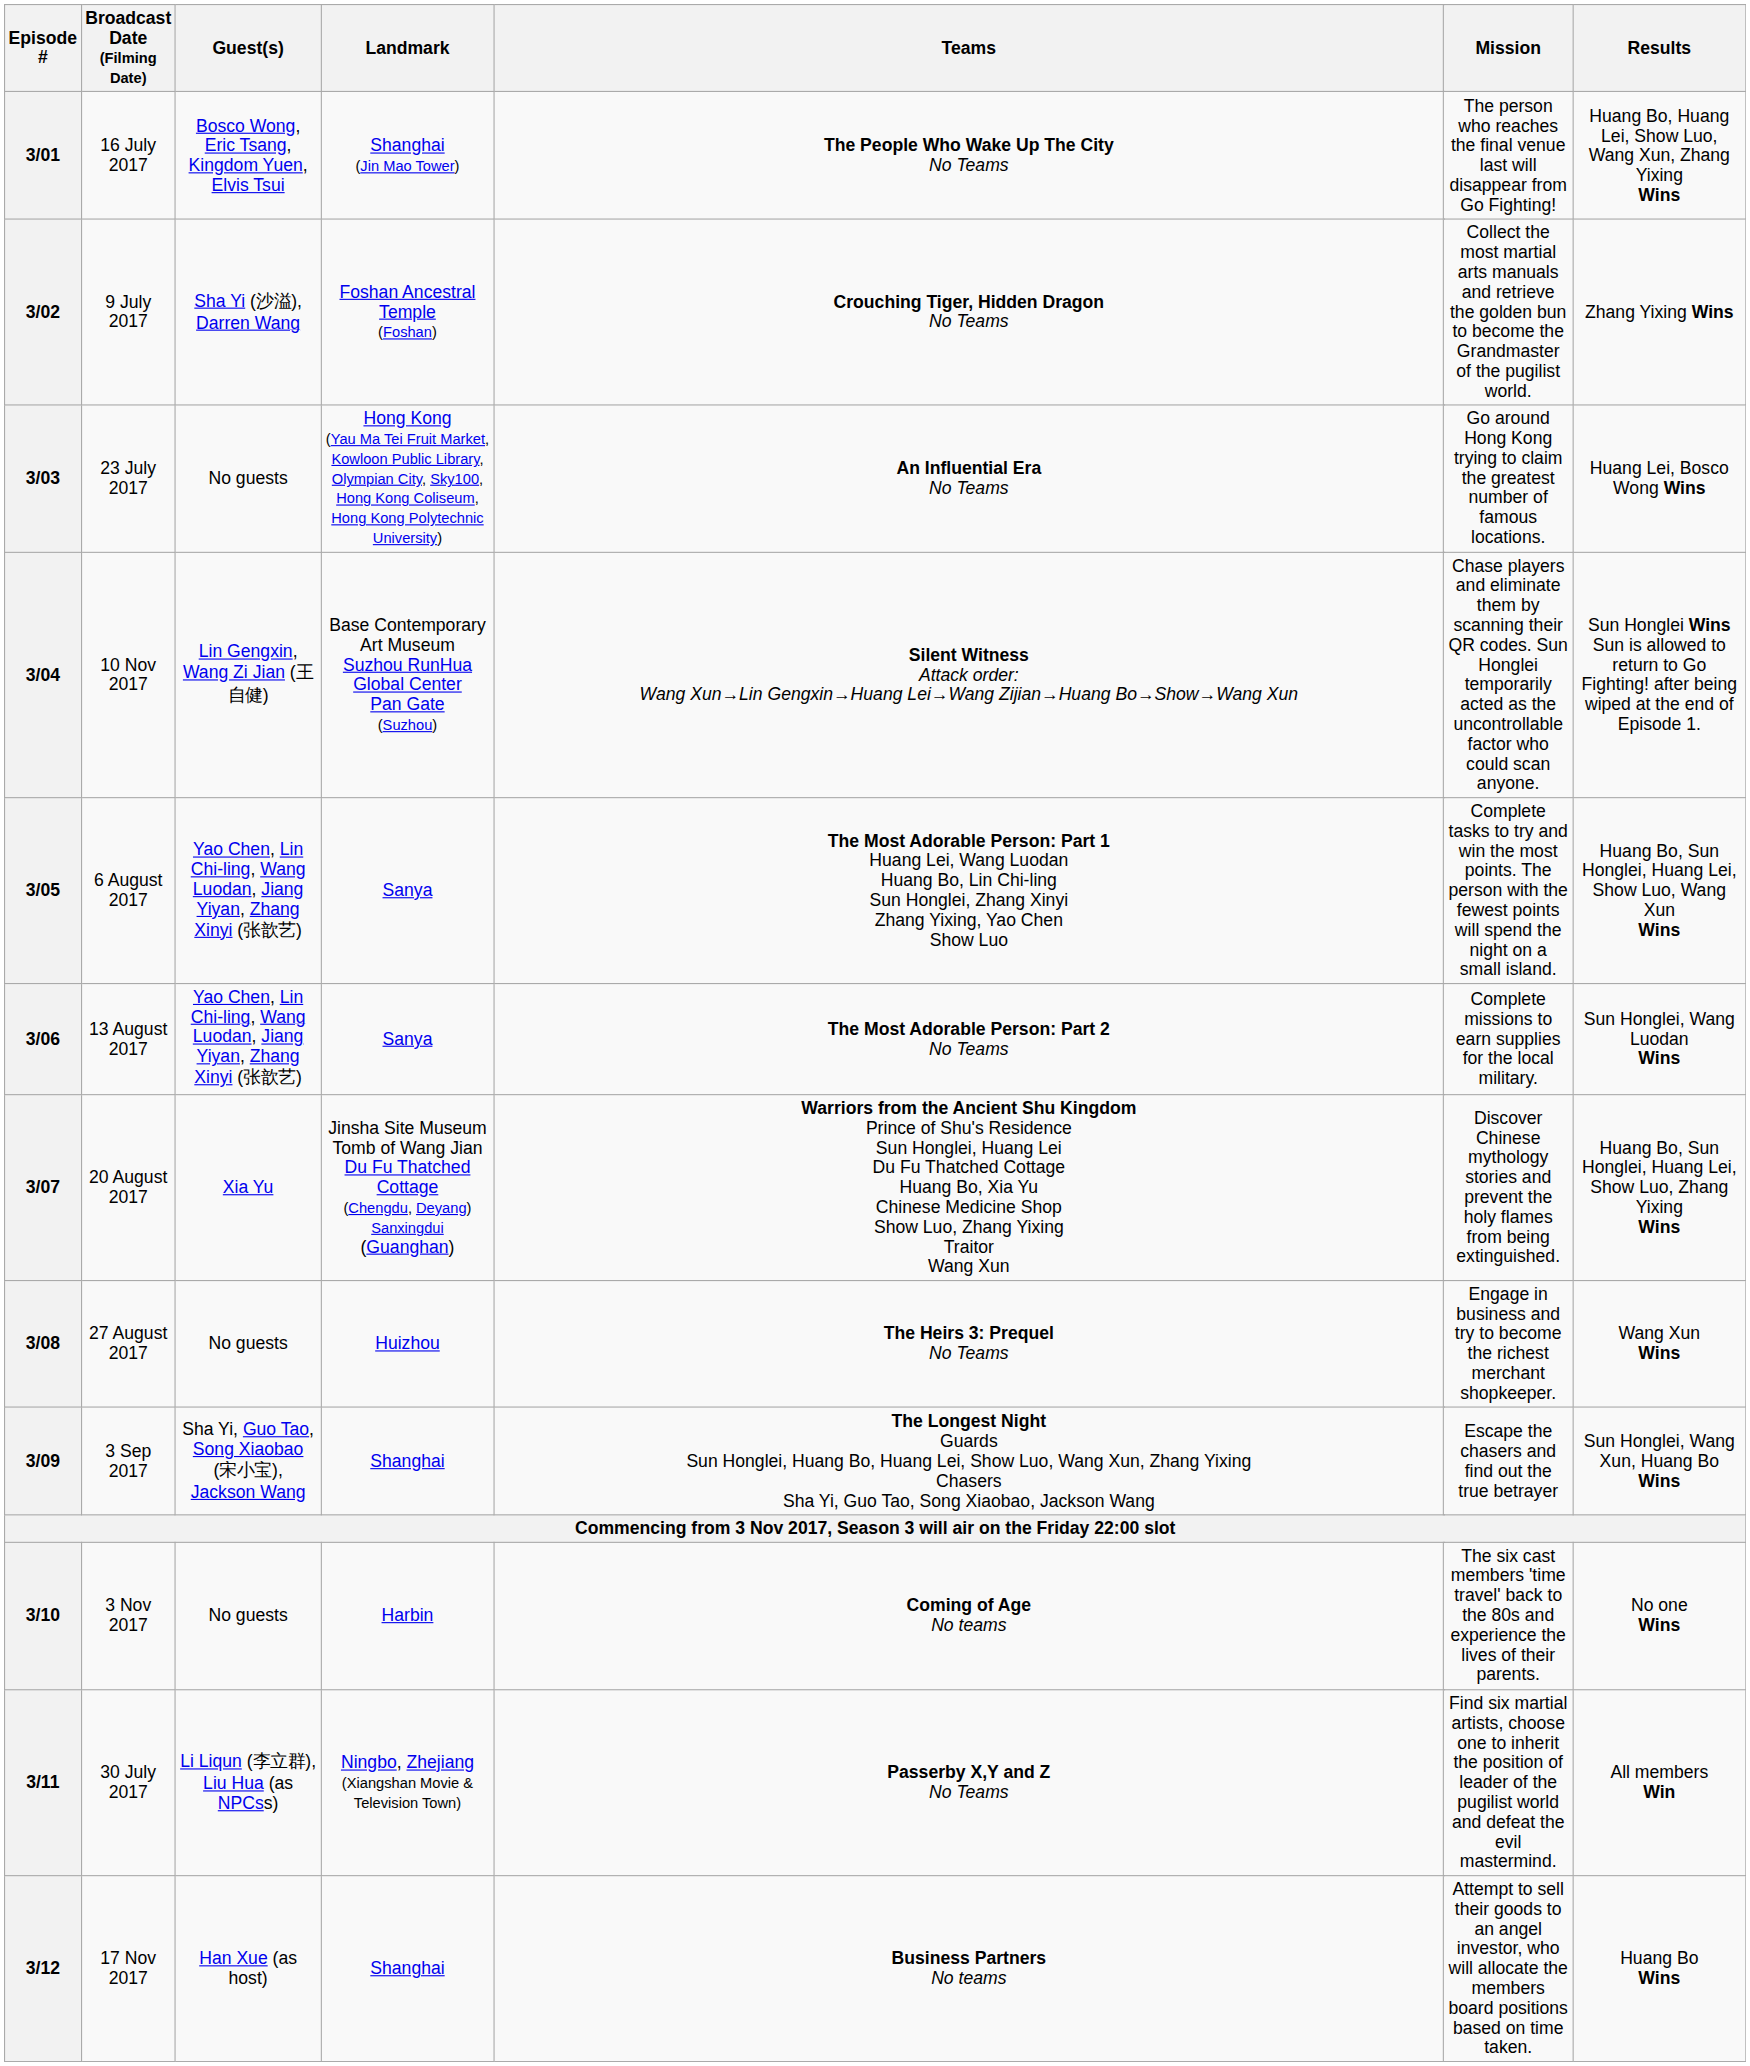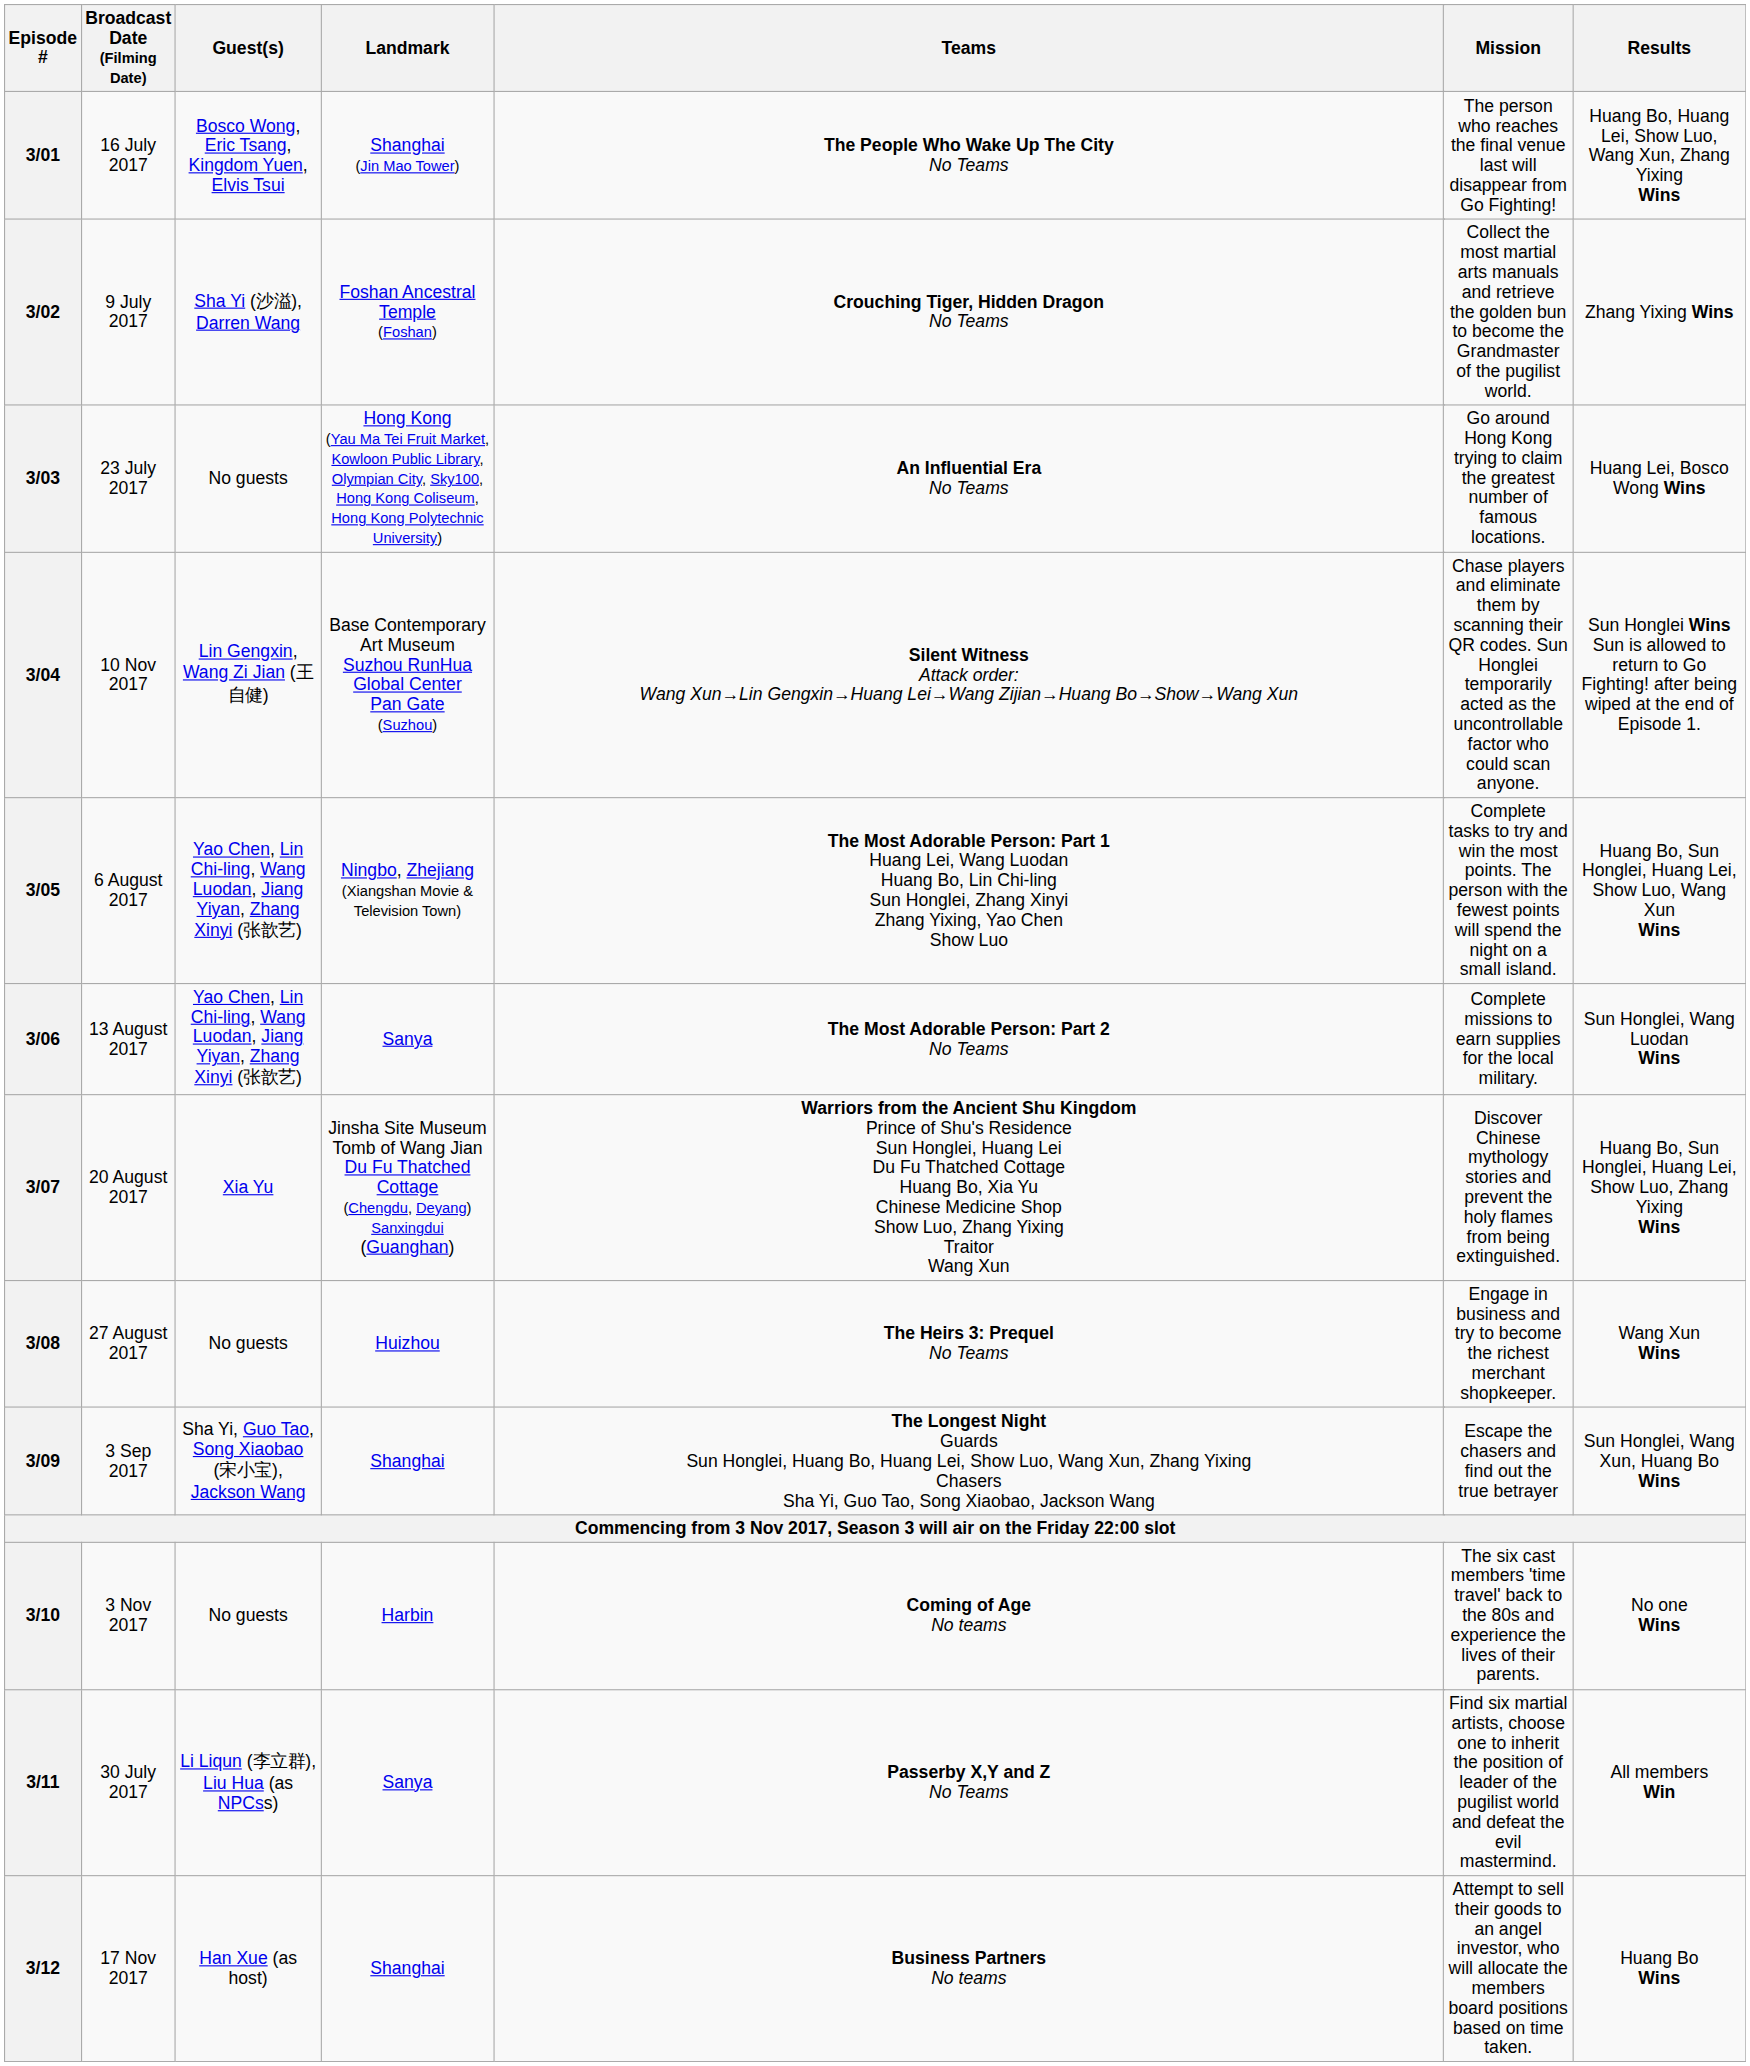(407, 890) Sanya -> (407, 890) Ningbo, Zhejiang (Xiangshan Movie & Television Town)
(407, 1782) Ningbo, Zhejiang (Xiangshan Movie & Television Town) -> (407, 1782) Sanya
